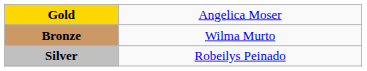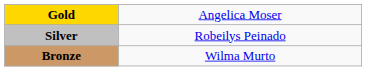rows swapped: (61, 55) <-> (61, 35)
